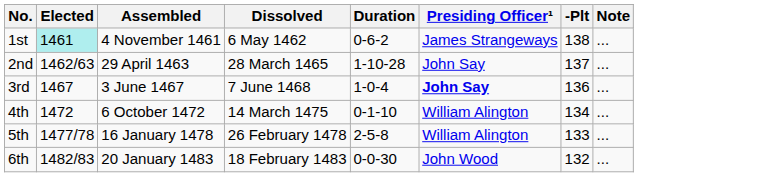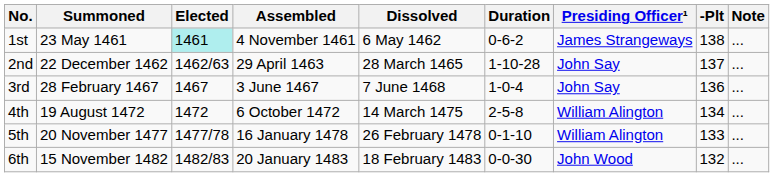+ column: (104, 16)
(456, 87) bold -> (588, 87) normal
(375, 111) 0-1-10 -> (506, 111) 2-5-8
(371, 135) 2-5-8 -> (510, 135) 0-1-10
